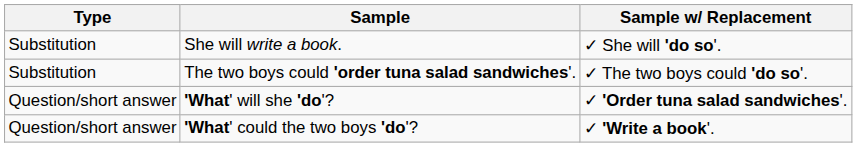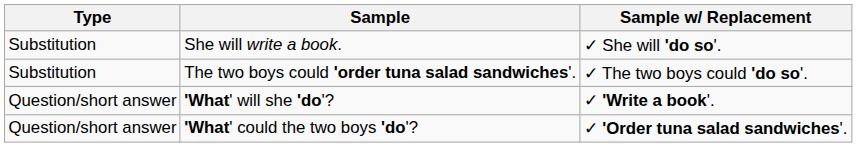(716, 100) ✓ 'Order tuna salad sandwiches'. -> (649, 100) ✓ 'Write a book'.
(649, 128) ✓ 'Write a book'. -> (716, 128) ✓ 'Order tuna salad sandwiches'.
